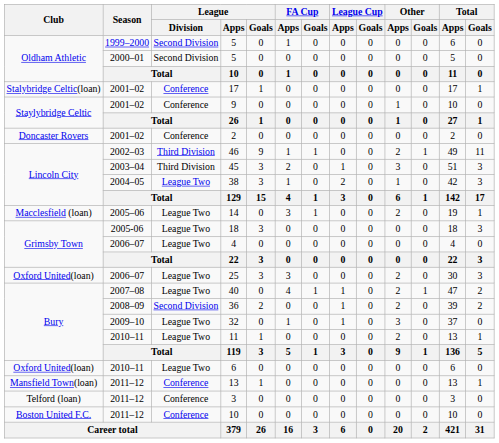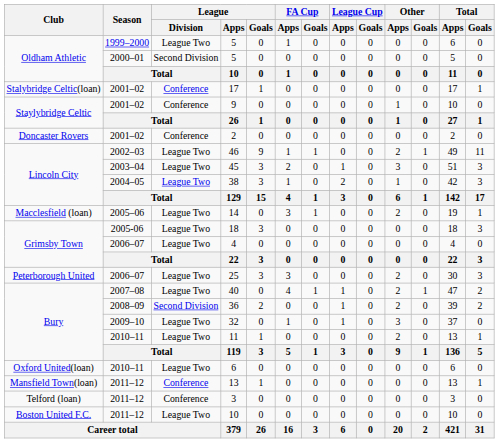(186, 43) Second Division -> (186, 43) League Two
(186, 151) Third Division -> (186, 151) League Two
(186, 167) Third Division -> (186, 167) League Two
(54, 275) Oxford United(loan) -> (54, 275) Peterborough United
(186, 414) Conference -> (186, 414) League Two
